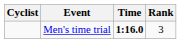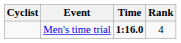(161, 30) 3 -> (161, 30) 4
